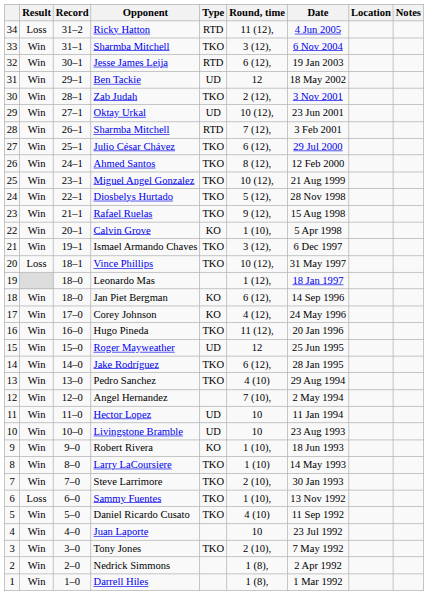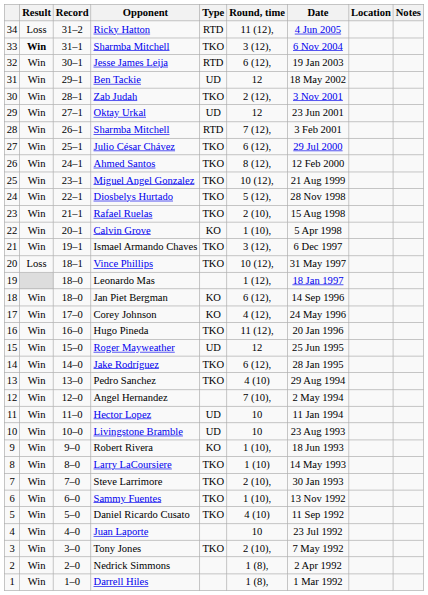(37, 46) normal -> (37, 46) bold
(257, 113) 10 (12), -> (257, 113) 12
(257, 213) 9 (12), -> (257, 213) 2 (10),
(37, 498) Loss -> (37, 498) Win
